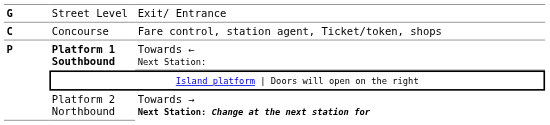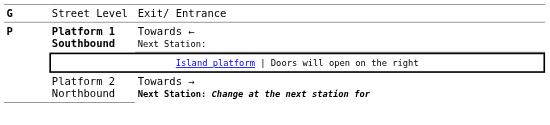- row: (80, 31)
